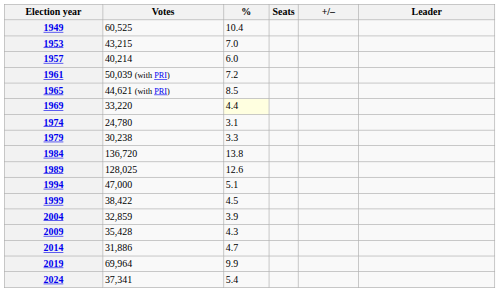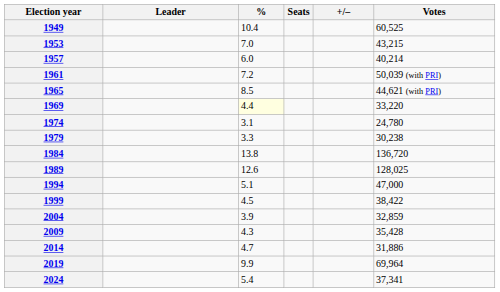columns swapped: (163, 12) <-> (427, 12)
